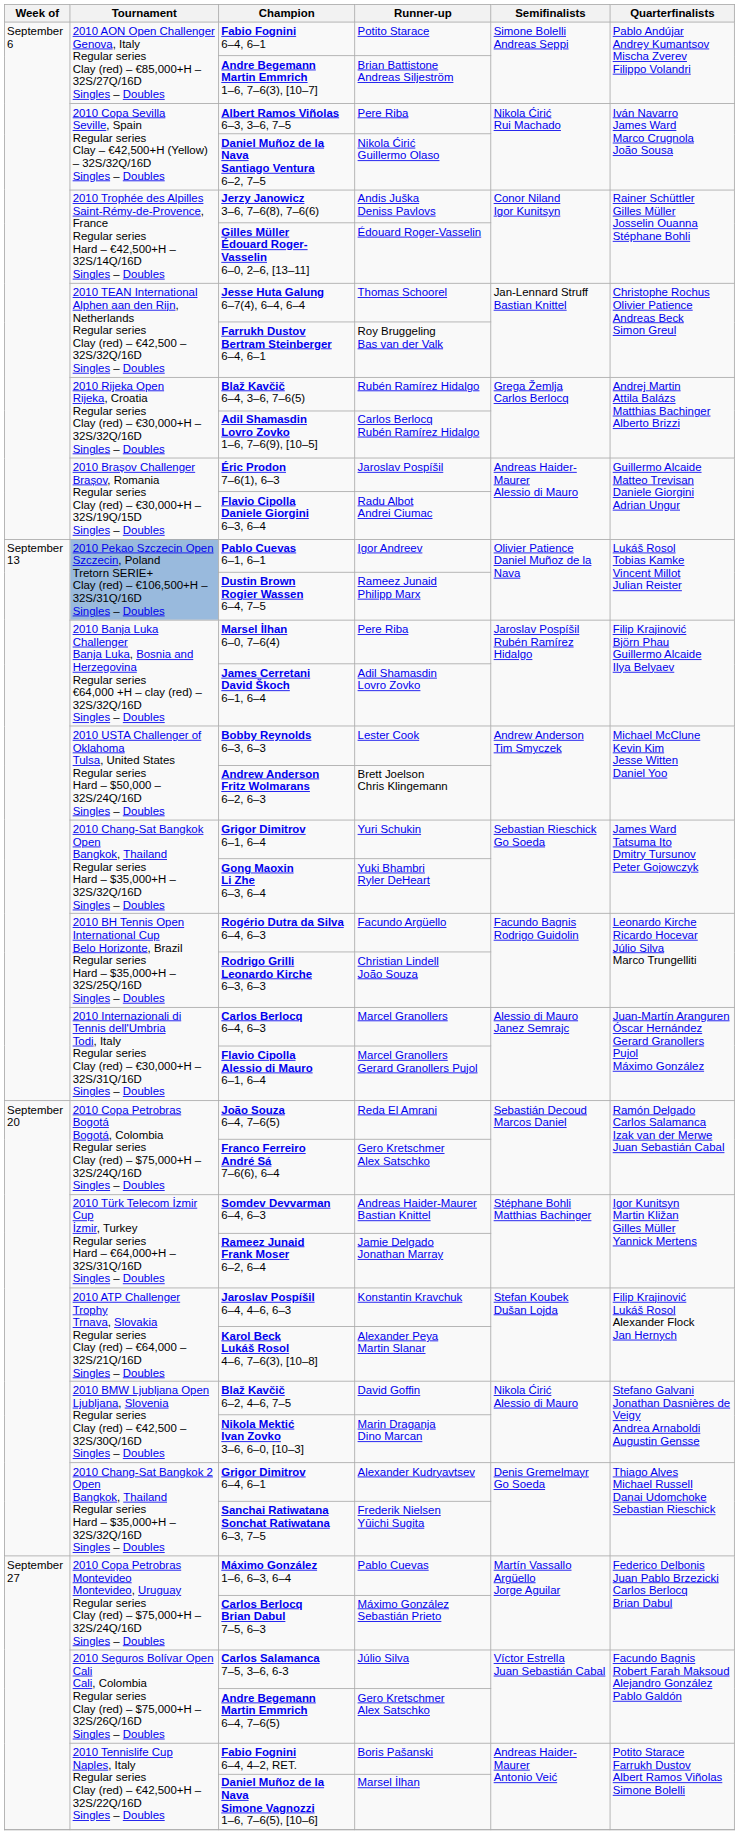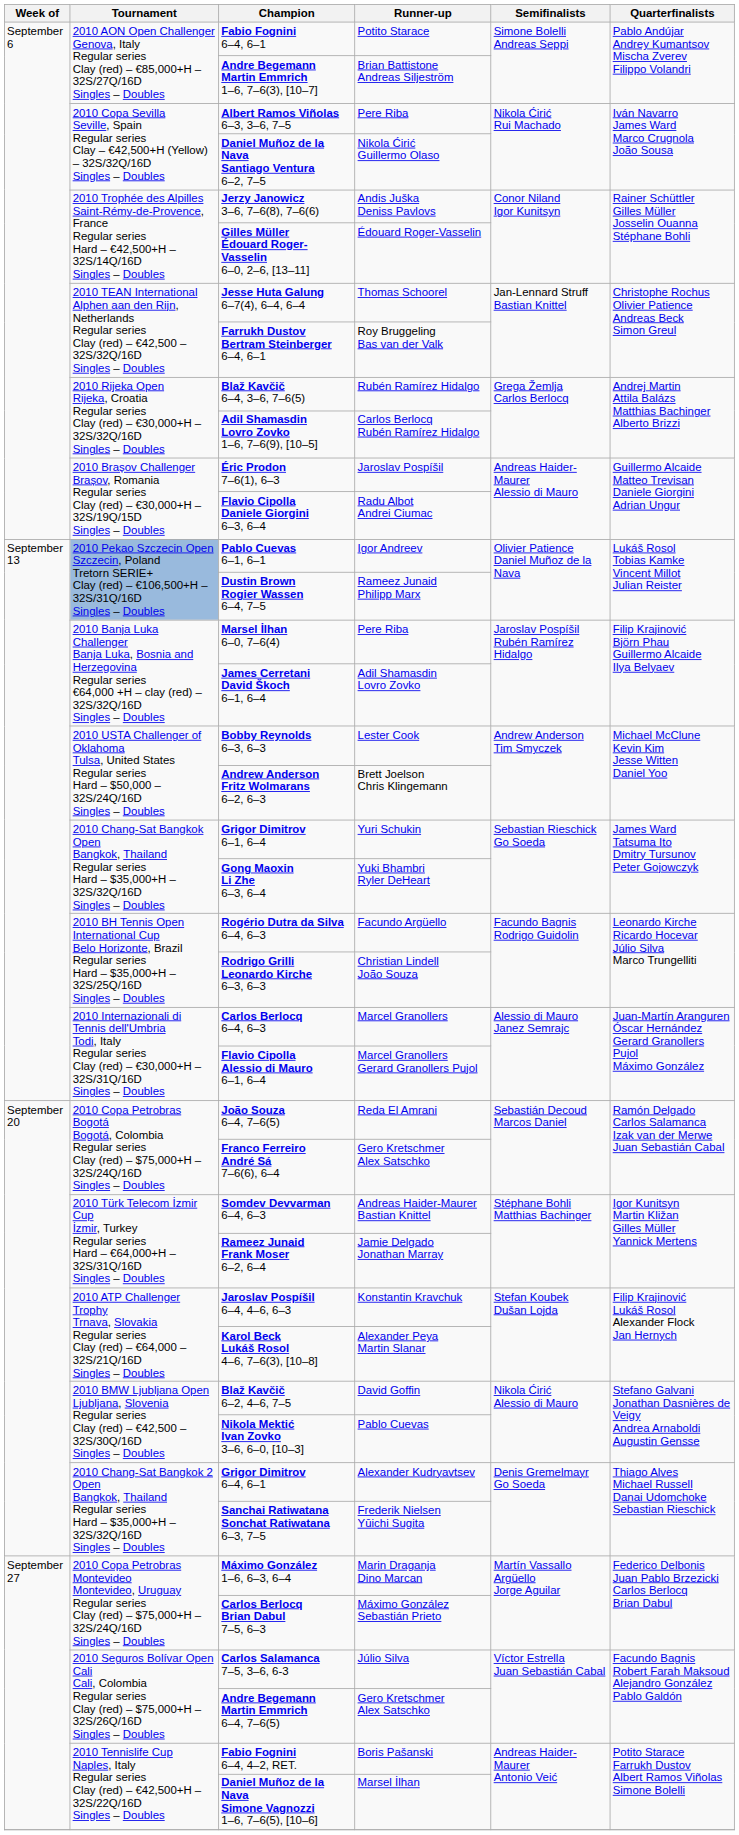(397, 1430) Marin Draganja Dino Marcan -> (393, 1424) Pablo Cuevas
(393, 1565) Pablo Cuevas -> (397, 1571) Marin Draganja Dino Marcan
